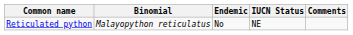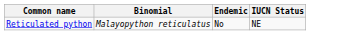- column: (327, 11)
